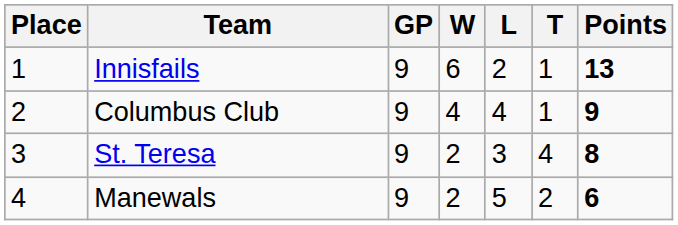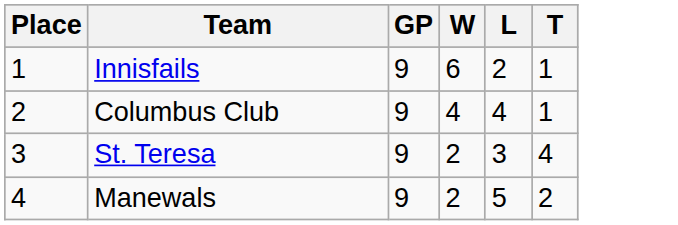- column: (626, 25)
